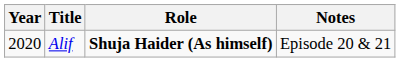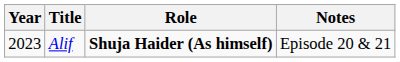(25, 43) 2020 -> (25, 43) 2023
